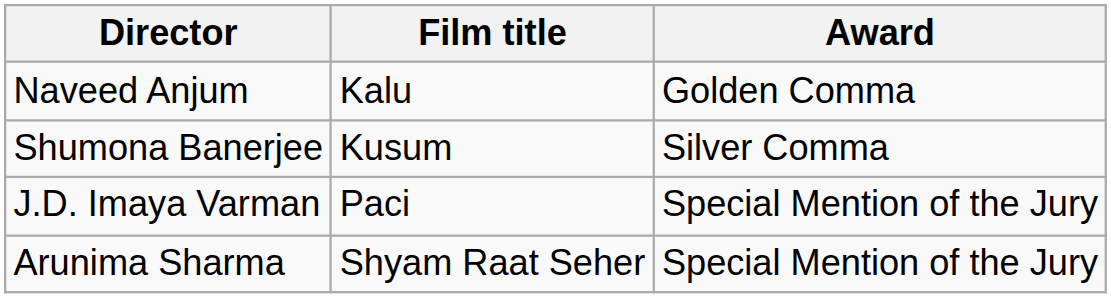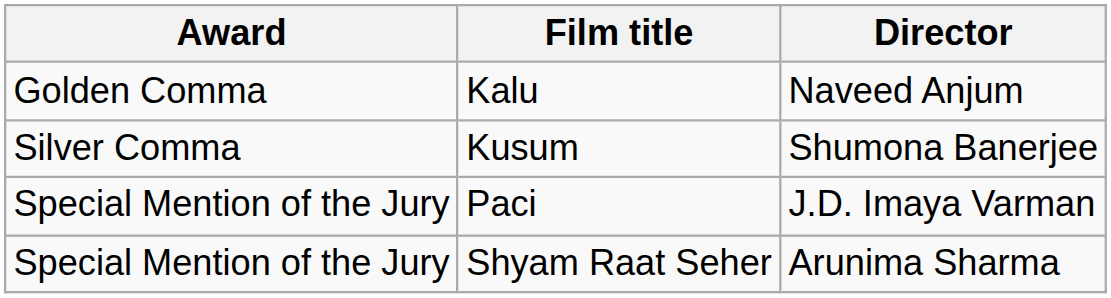columns swapped: (880, 33) <-> (168, 33)
